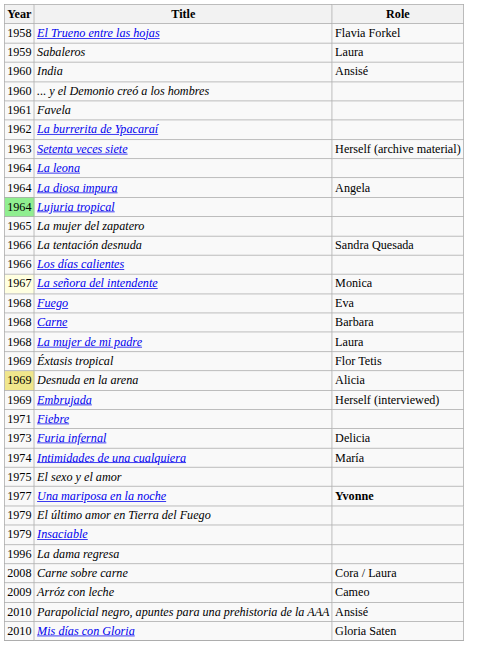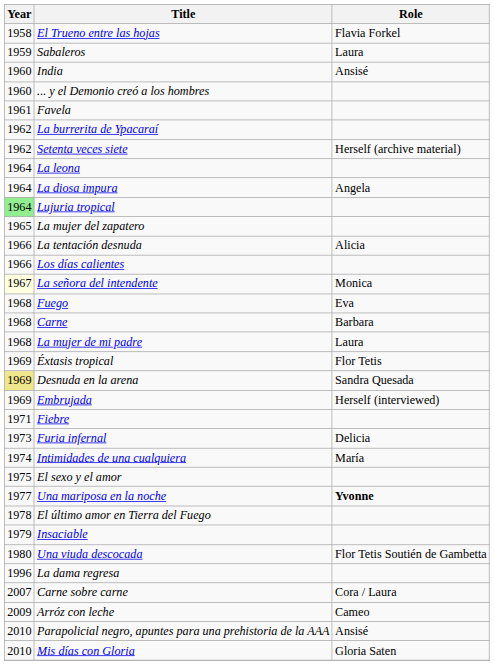(19, 149) 1963 -> (19, 149) 1962
(374, 245) Sandra Quesada -> (350, 245) Alicia
(350, 380) Alicia -> (374, 380) Sandra Quesada
(19, 515) 1979 -> (19, 515) 1978
+ row: (90, 554)
(19, 573) 2008 -> (19, 592) 2007
